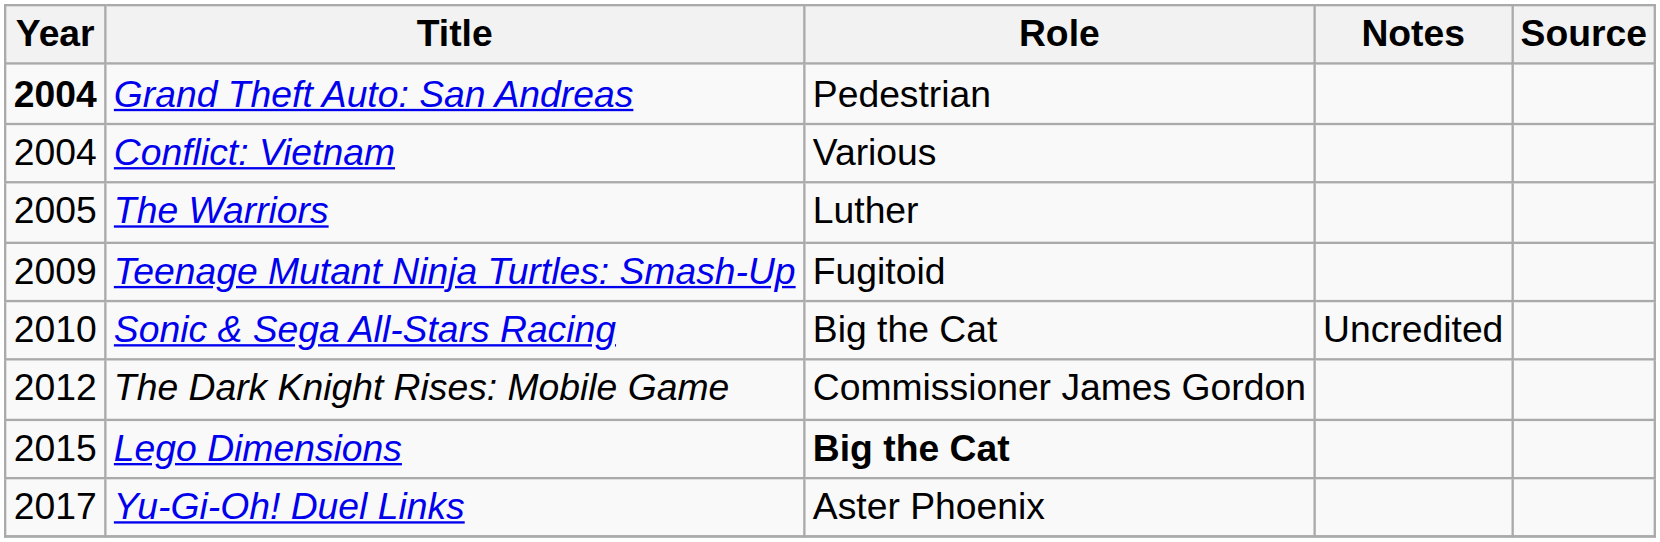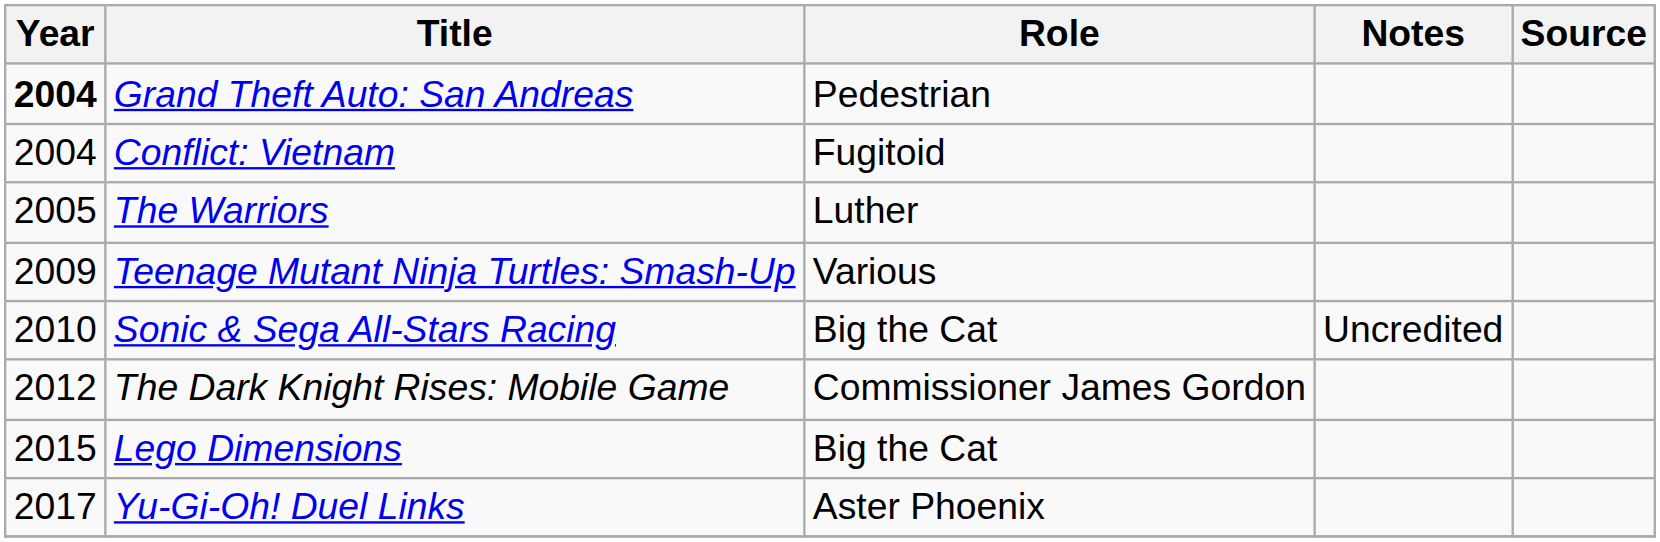(875, 152) Various -> (879, 152) Fugitoid
(879, 270) Fugitoid -> (875, 270) Various
(911, 447) bold -> (905, 447) normal
